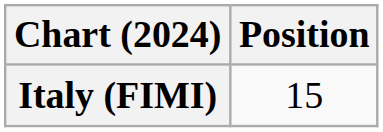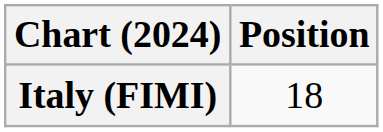(304, 94) 15 -> (304, 94) 18
